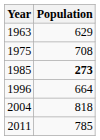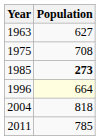(84, 32) 629 -> (84, 32) 627
(84, 88) no background -> (84, 88) lightyellow background
